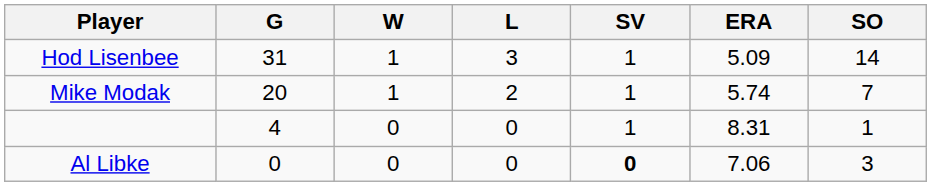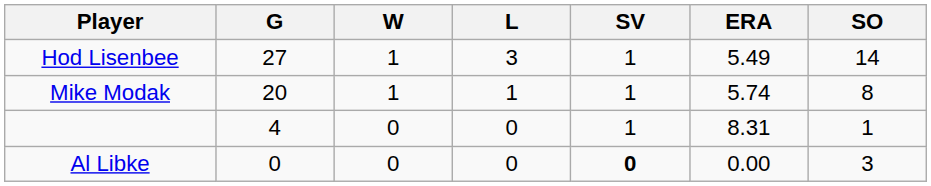(275, 57) 31 -> (275, 57) 27
(749, 57) 5.09 -> (749, 57) 5.49
(512, 92) 2 -> (512, 92) 1
(867, 92) 7 -> (867, 92) 8
(749, 163) 7.06 -> (749, 163) 0.00
